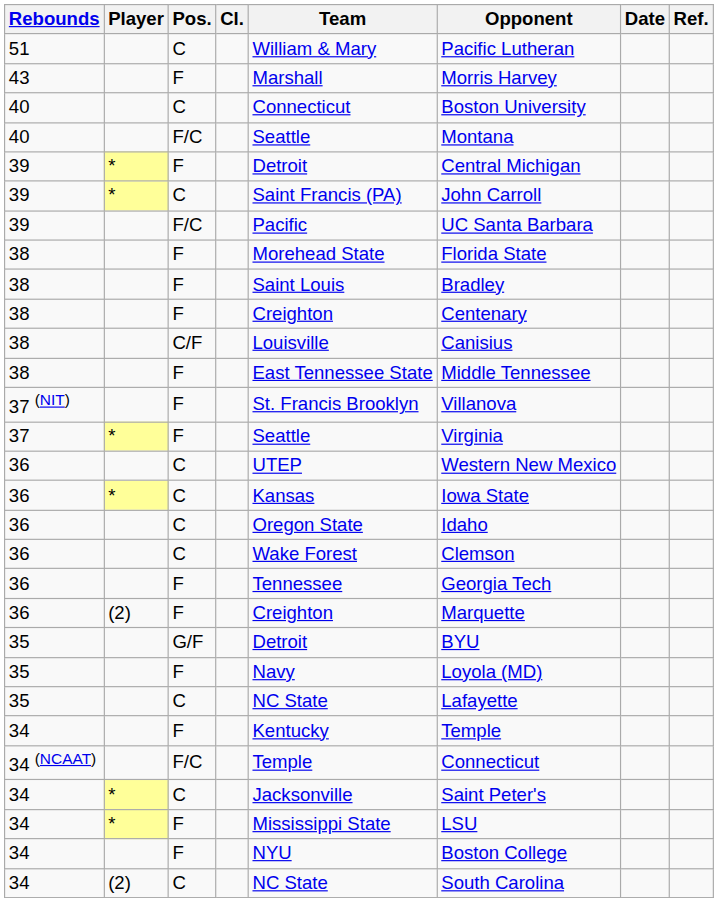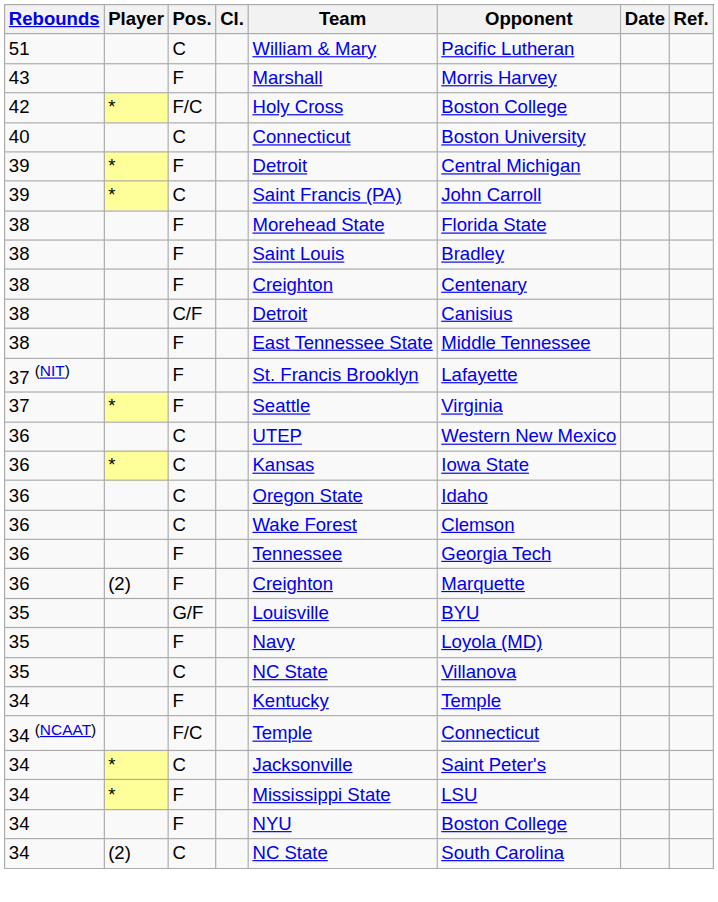+ row: (19, 107)
- row: (19, 136)
- row: (19, 225)
(291, 343) Louisville -> (280, 313) Detroit
(479, 404) Villanova -> (479, 374) Lafayette
(280, 642) Detroit -> (291, 612) Louisville
(479, 701) Lafayette -> (479, 671) Villanova
